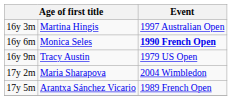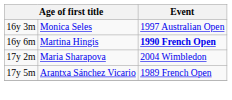(69, 27) Martina Hingis -> (66, 27) Monica Seles
(66, 42) Monica Seles -> (69, 42) Martina Hingis
- row: (21, 57)
